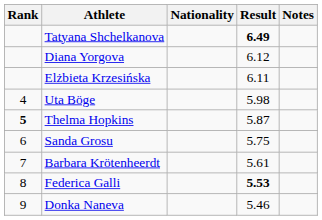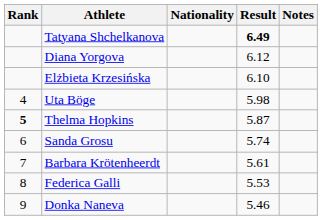(258, 78) 6.11 -> (258, 78) 6.10
(258, 141) 5.75 -> (258, 141) 5.74
(258, 183) bold -> (258, 183) normal
